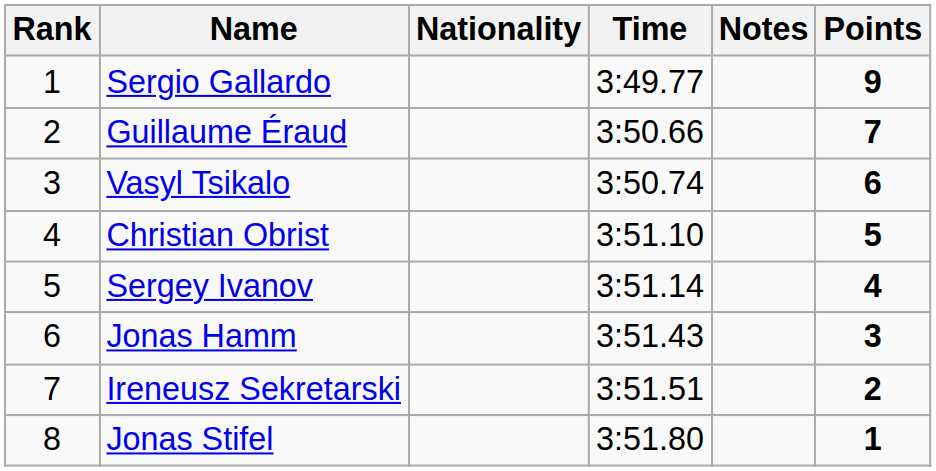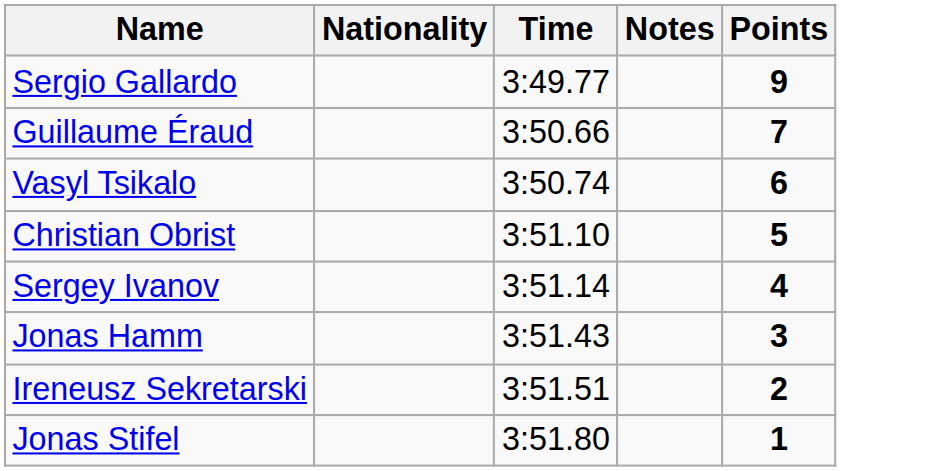- column: (52, 30)
